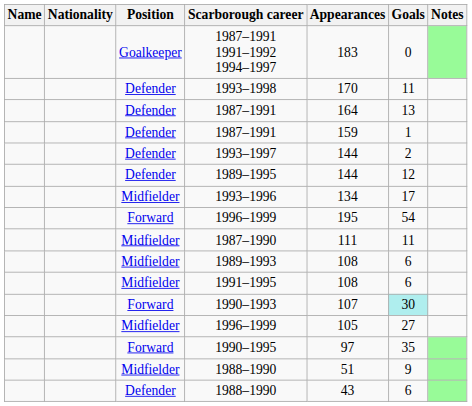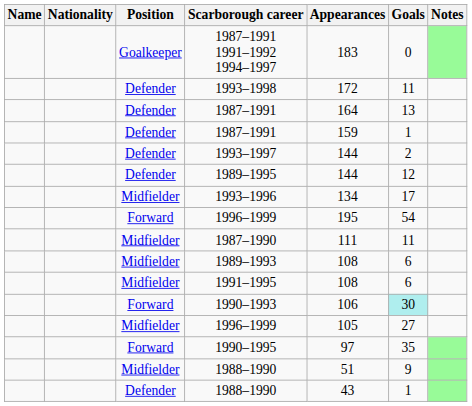(348, 89) 170 -> (348, 89) 172
(348, 304) 107 -> (348, 304) 106
(408, 390) 6 -> (408, 390) 1
